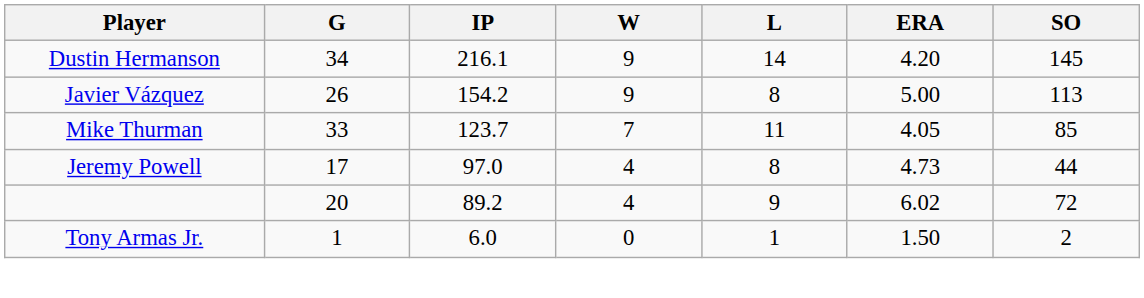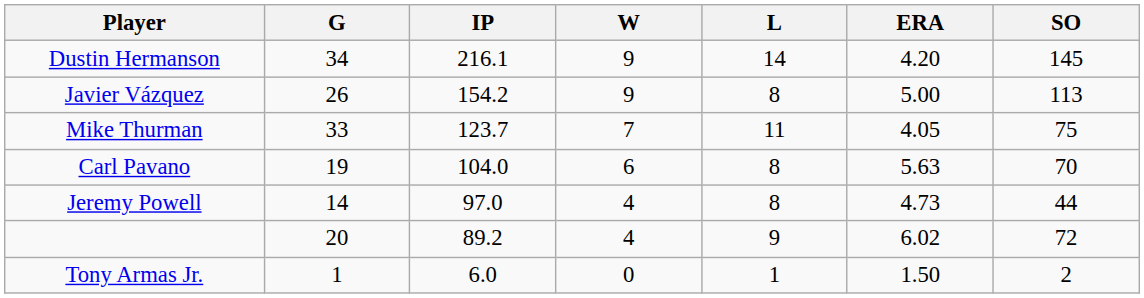(1066, 130) 85 -> (1066, 130) 75
+ row: (134, 166)
(337, 166) 17 -> (337, 202) 14
